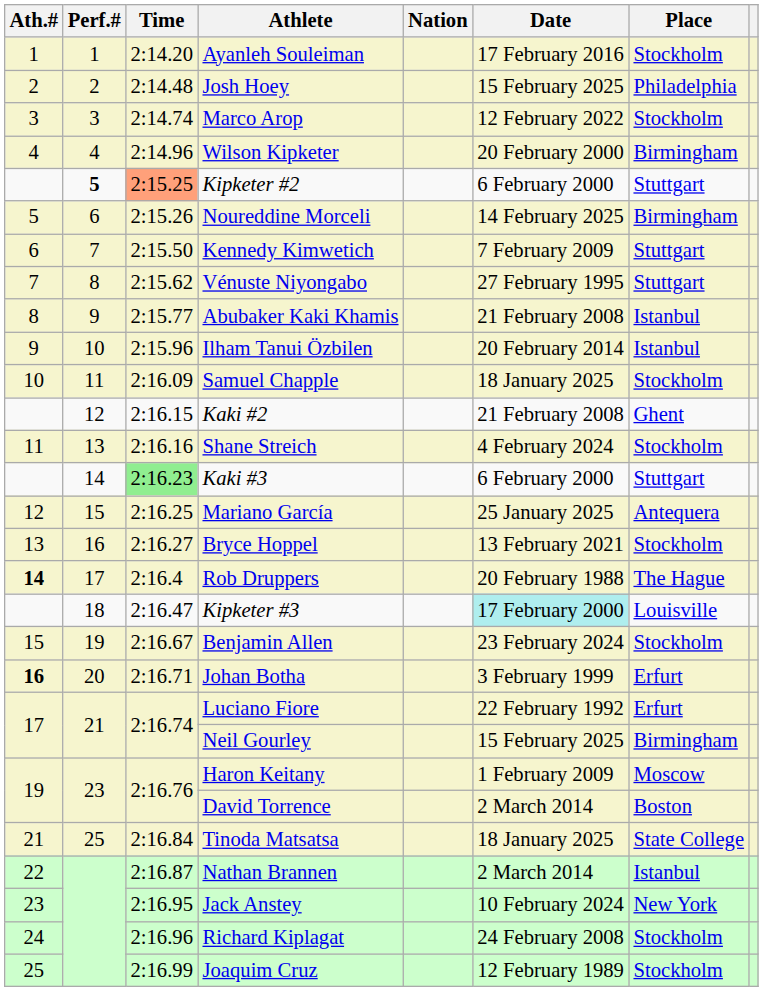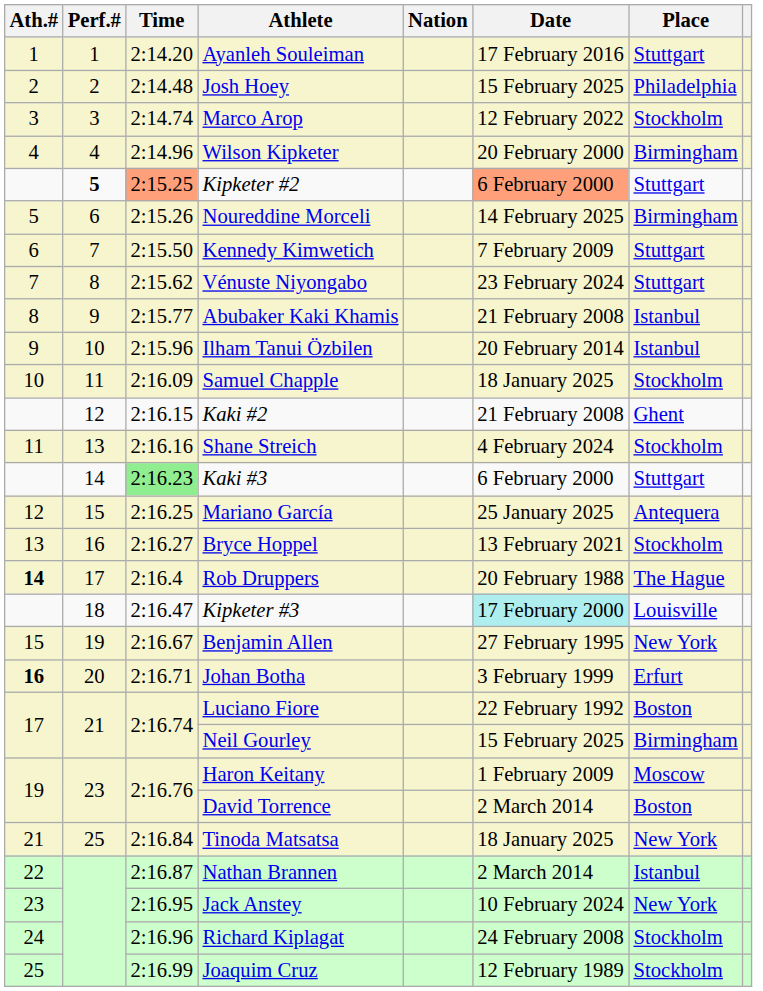(678, 53) Stockholm -> (669, 53) Stuttgart
(545, 184) no background -> (545, 184) lightsalmon background
(551, 282) 27 February 1995 -> (551, 282) 23 February 2024
(551, 642) 23 February 2024 -> (551, 642) 27 February 1995
(678, 642) Stockholm -> (675, 642) New York
(658, 708) Erfurt -> (663, 708) Boston
(689, 839) State College -> (675, 839) New York
